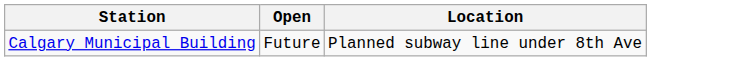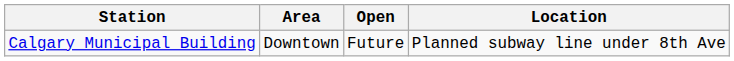+ column: (301, 18)
